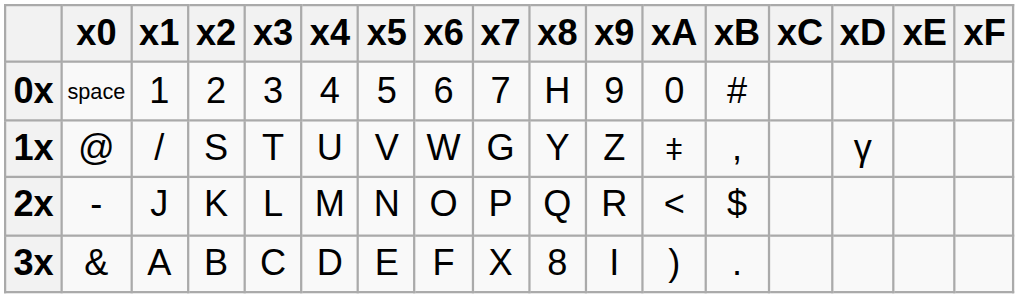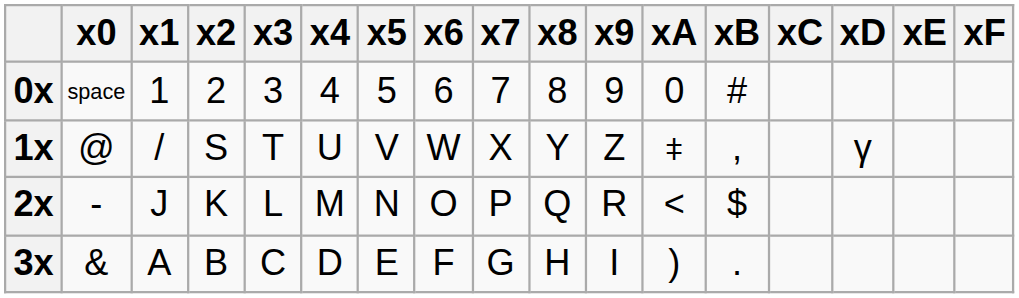(557, 90) H -> (557, 90) 8
(501, 147) G -> (501, 147) X
(501, 262) X -> (501, 262) G
(557, 262) 8 -> (557, 262) H
